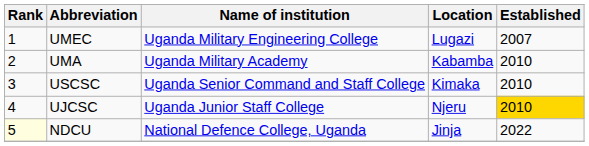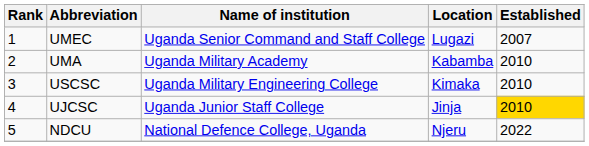(261, 38) Uganda Military Engineering College -> (285, 38) Uganda Senior Command and Staff College
(285, 84) Uganda Senior Command and Staff College -> (261, 84) Uganda Military Engineering College
(449, 107) Njeru -> (446, 107) Jinja
(12, 130) lightyellow background -> (12, 130) no background
(446, 130) Jinja -> (449, 130) Njeru
